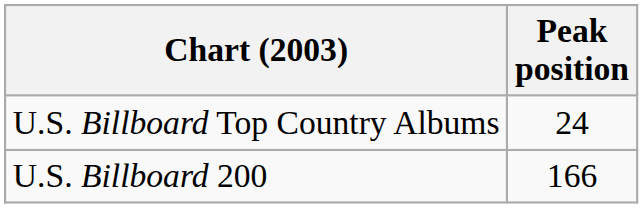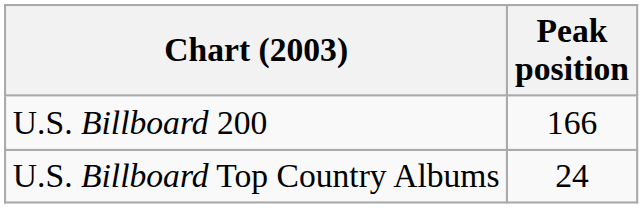rows swapped: (256, 122) <-> (140, 175)
